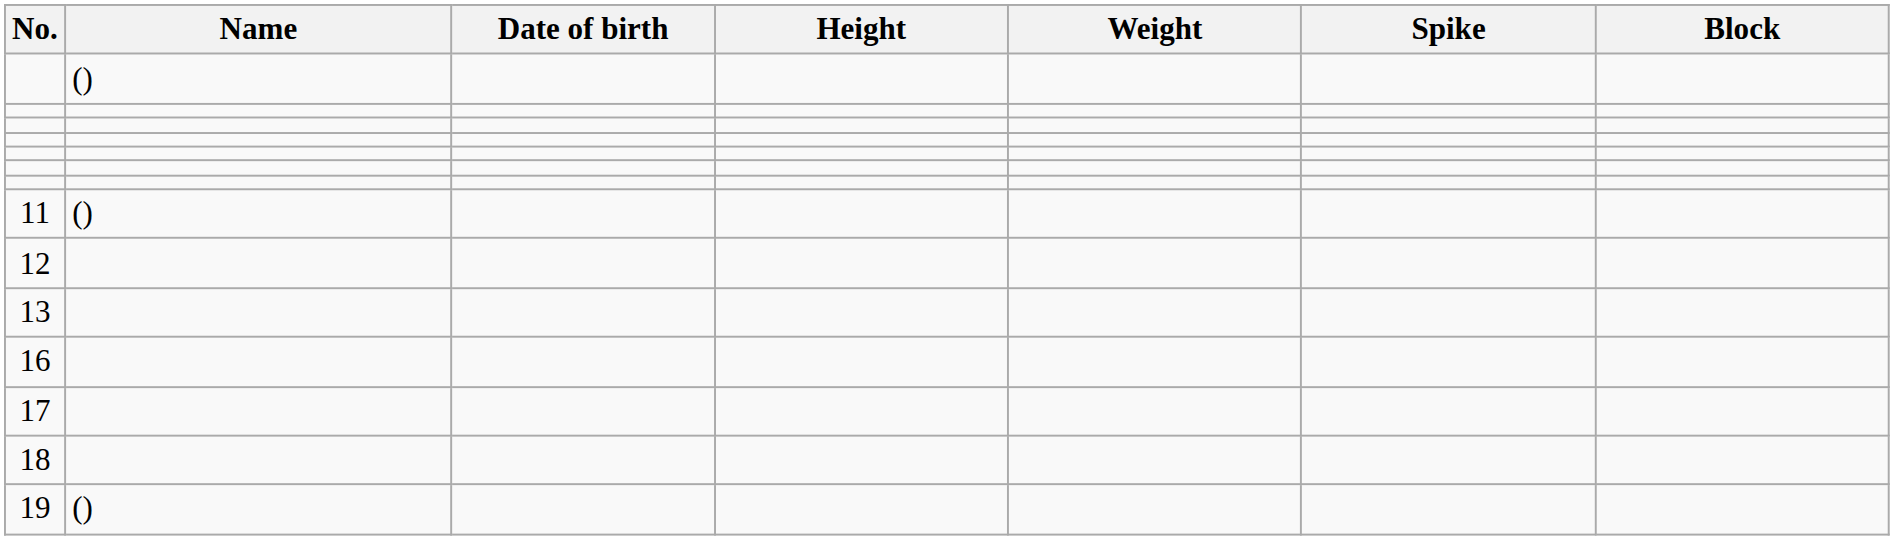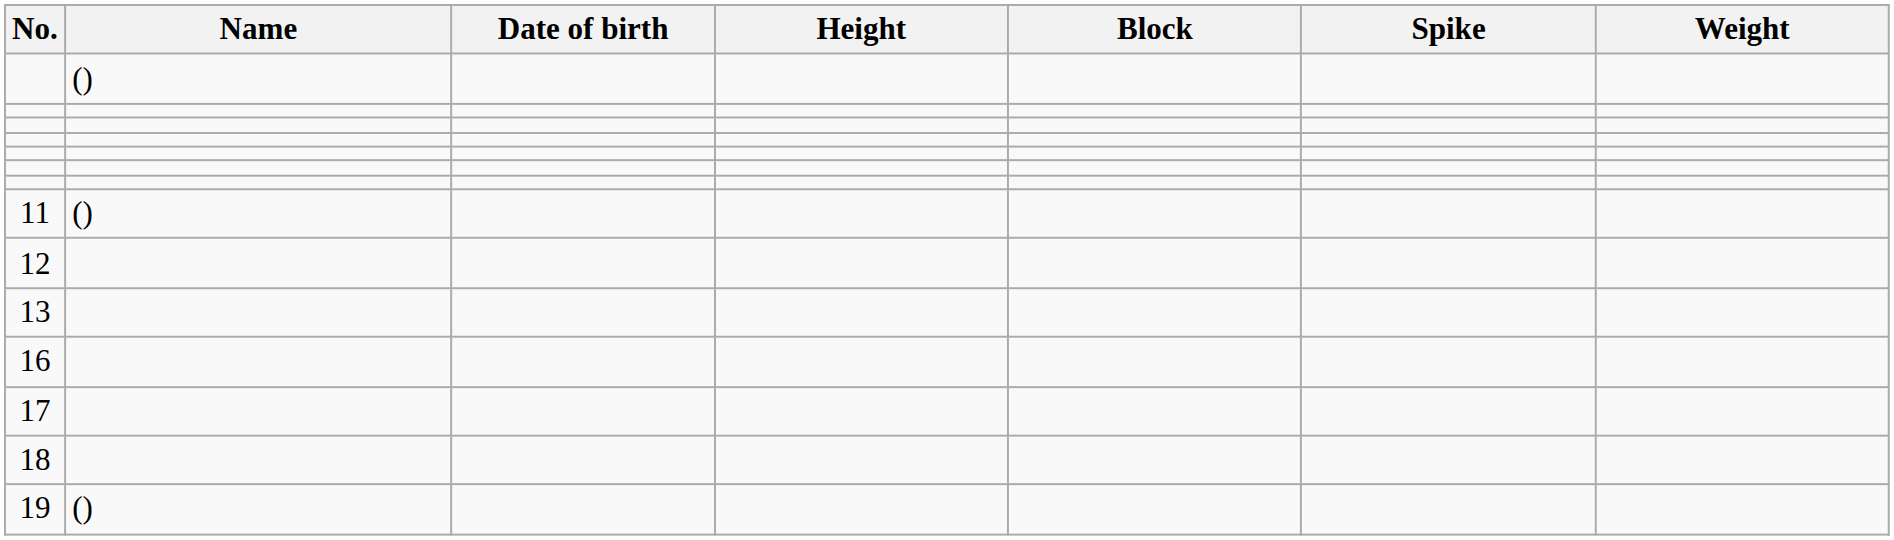columns swapped: (1155, 29) <-> (1742, 29)
